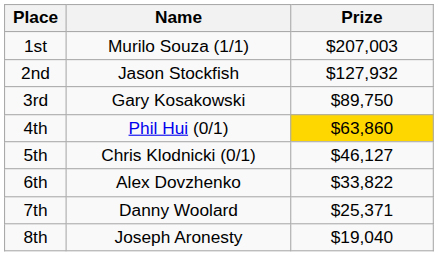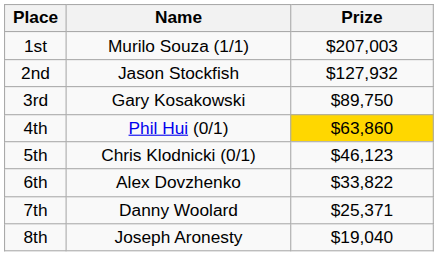(362, 155) $46,127 -> (362, 155) $46,123
